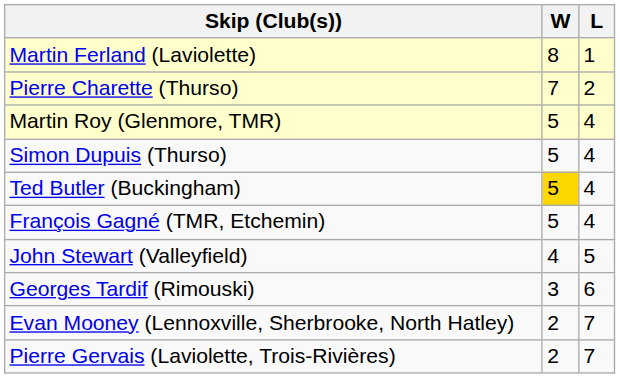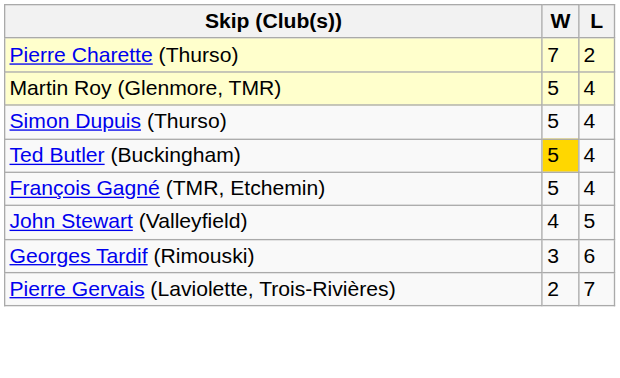- row: (133, 54)
- row: (262, 322)
